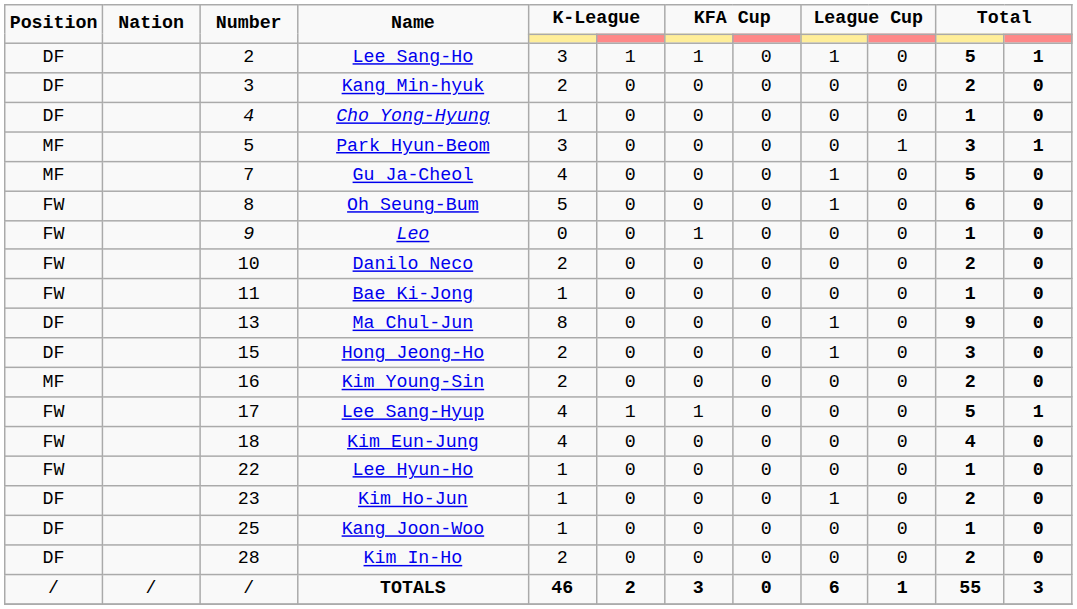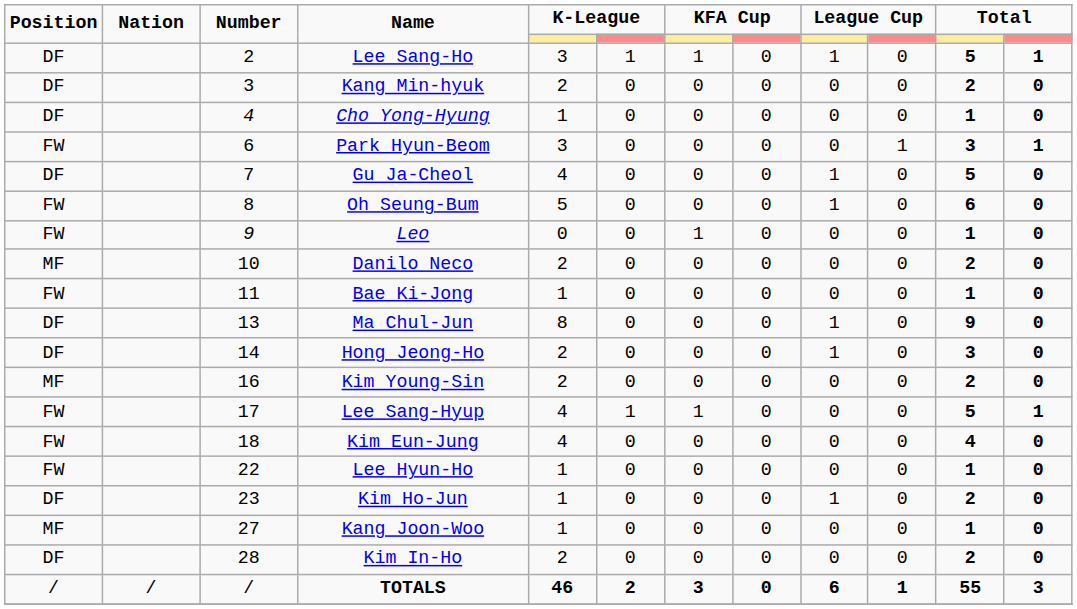(54, 147) MF -> (54, 147) FW
(249, 147) 5 -> (249, 147) 6
(54, 176) MF -> (54, 176) DF
(54, 265) FW -> (54, 265) MF
(249, 353) 15 -> (249, 353) 14
(54, 530) DF -> (54, 530) MF
(249, 530) 25 -> (249, 530) 27
